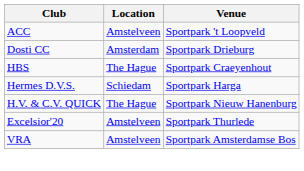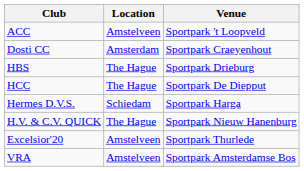(210, 49) Sportpark Drieburg -> (219, 49) Sportpark Craeyenhout
(219, 67) Sportpark Craeyenhout -> (210, 67) Sportpark Drieburg
+ row: (19, 85)
